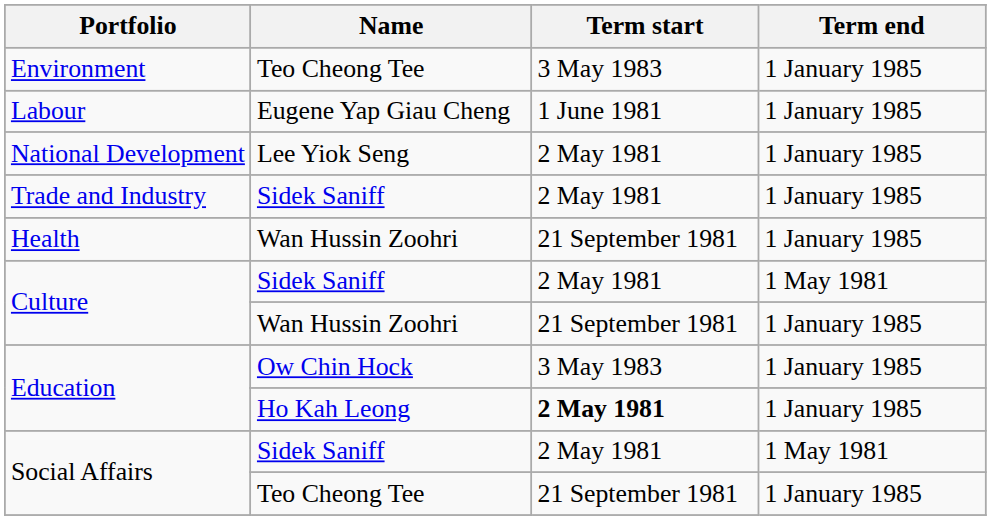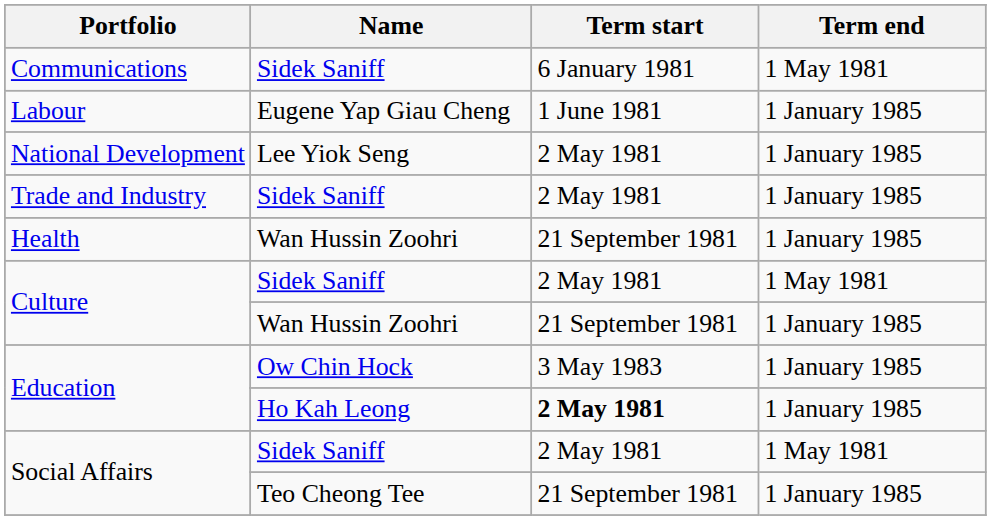- row: (78, 68)
+ row: (99, 68)
